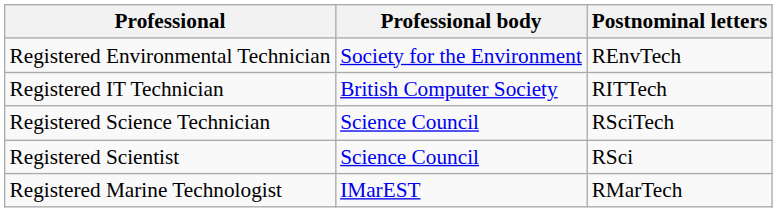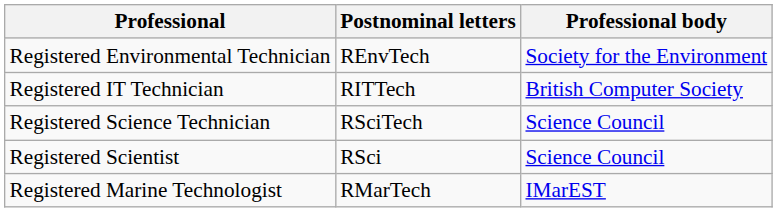columns swapped: (679, 21) <-> (461, 21)
